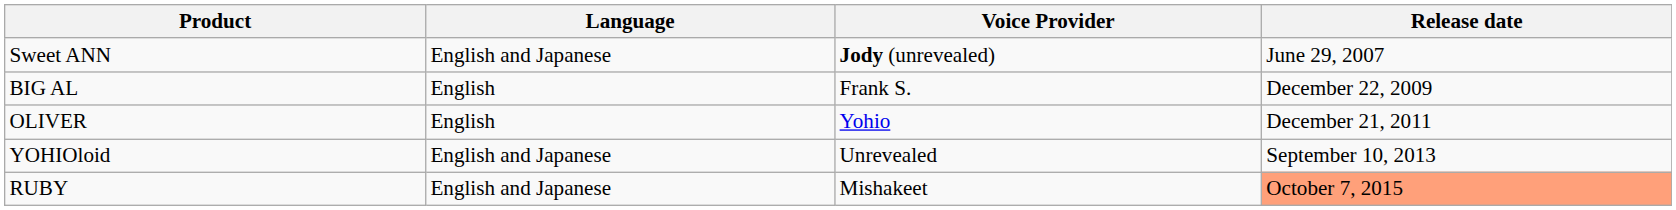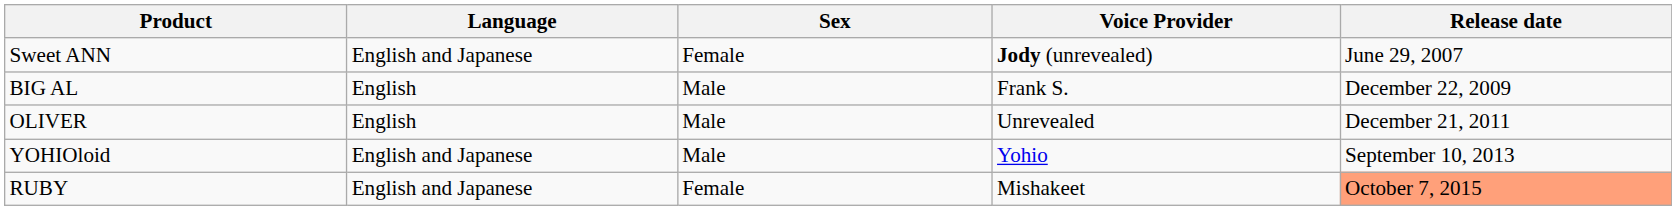+ column: (835, 21)
(865, 121) Yohio -> (1046, 121) Unrevealed
(888, 155) Unrevealed -> (1022, 155) Yohio
